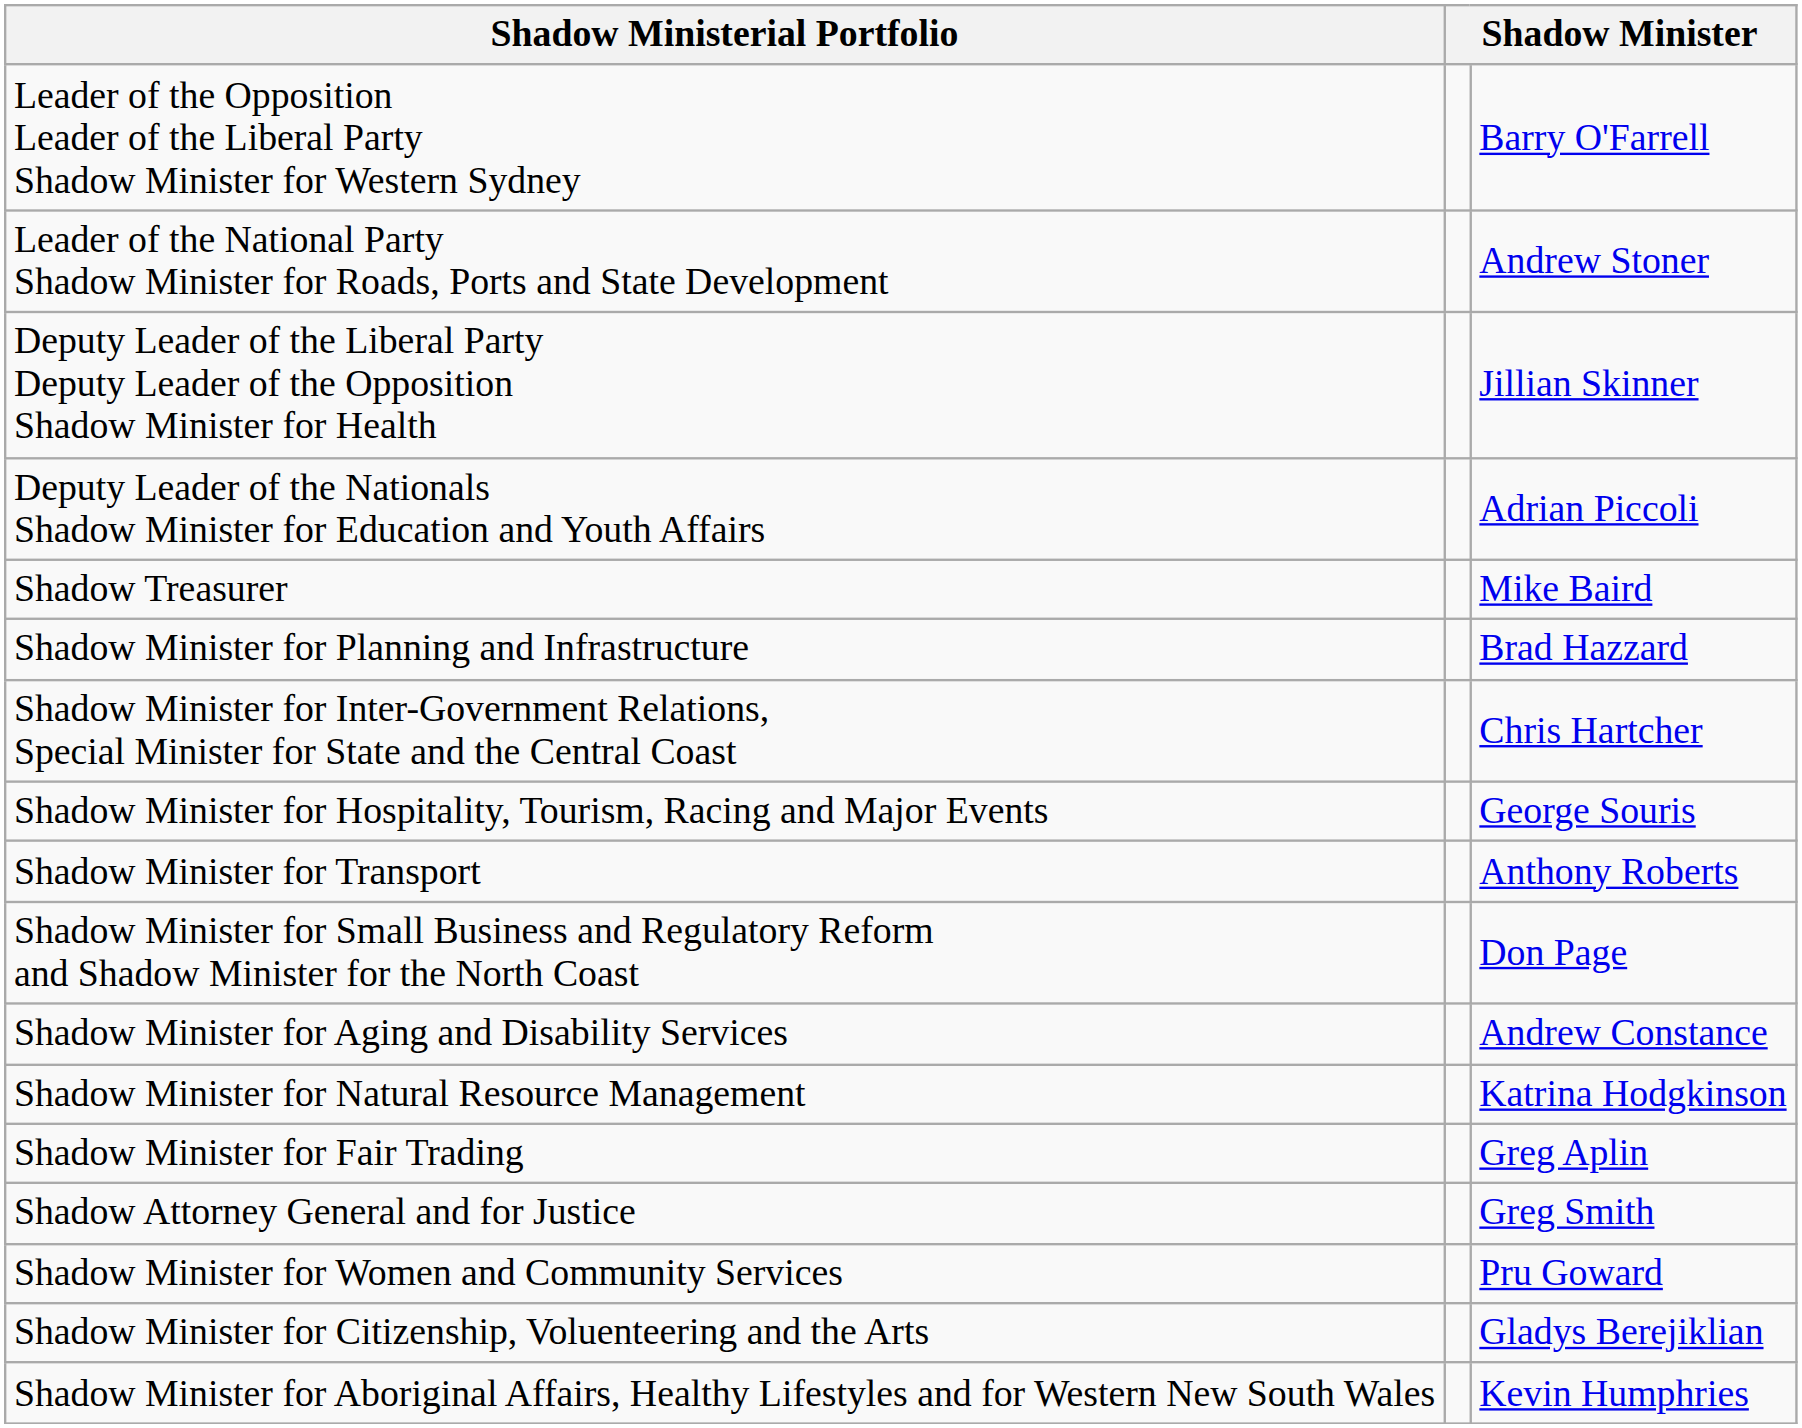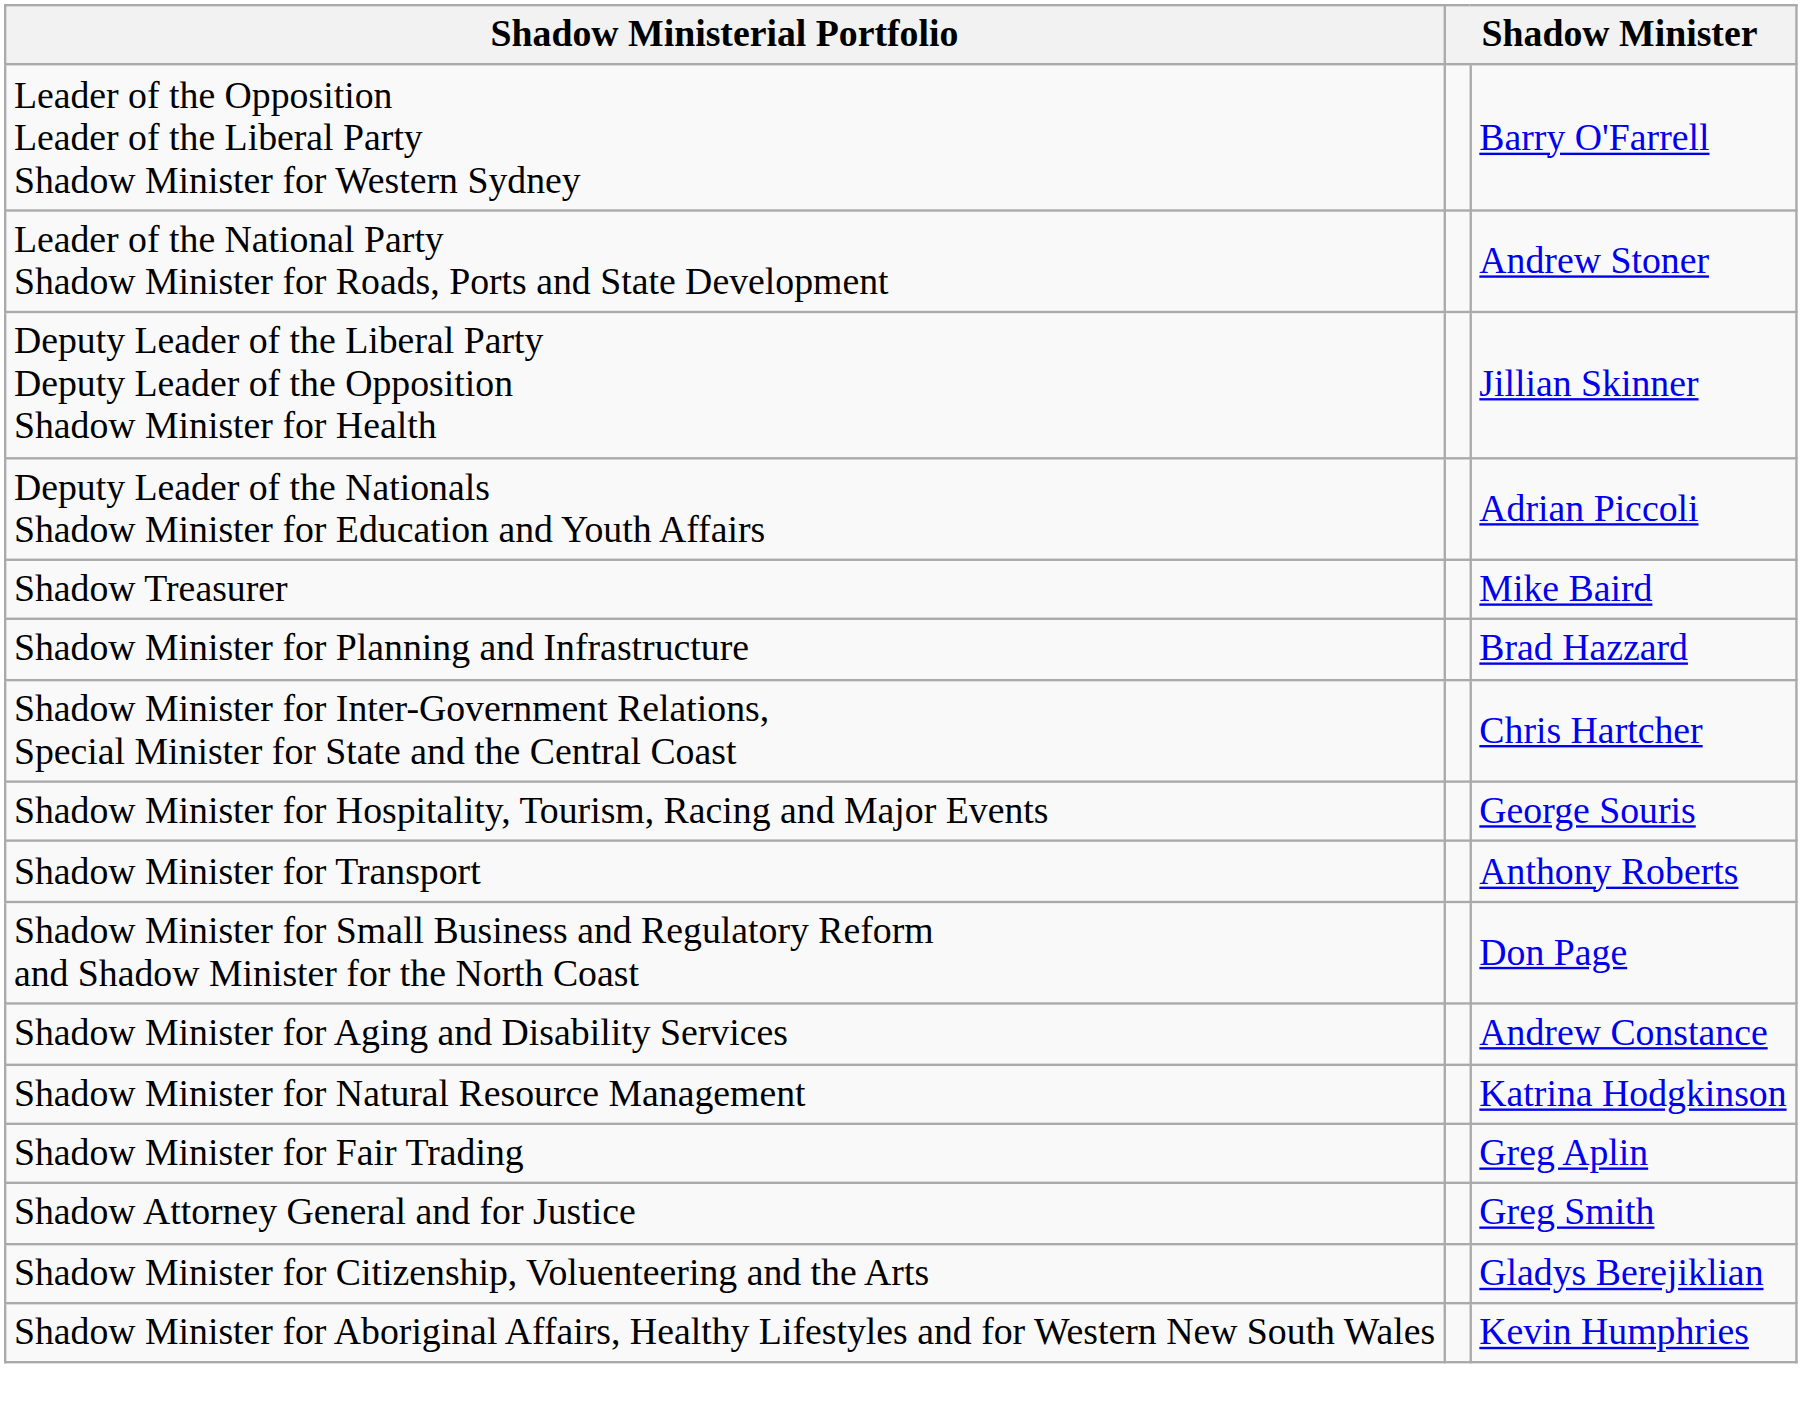- row: (428, 1272)
